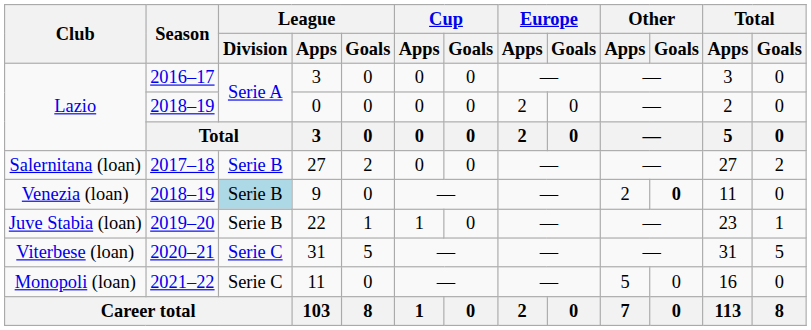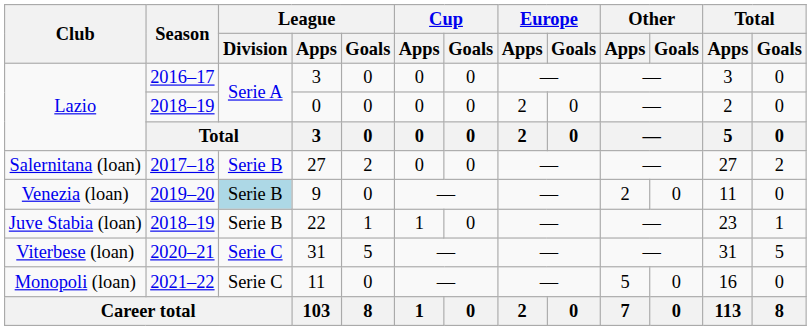(182, 194) 2018–19 -> (182, 194) 2019–20
(676, 194) bold -> (676, 194) normal
(182, 223) 2019–20 -> (182, 223) 2018–19
